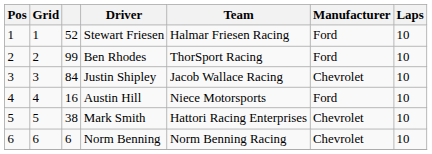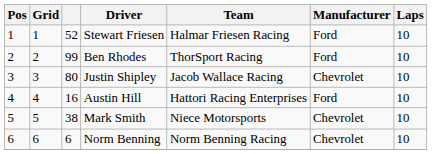(71, 76) 84 -> (71, 76) 80
(218, 97) Niece Motorsports -> (239, 97) Hattori Racing Enterprises
(239, 118) Hattori Racing Enterprises -> (218, 118) Niece Motorsports
